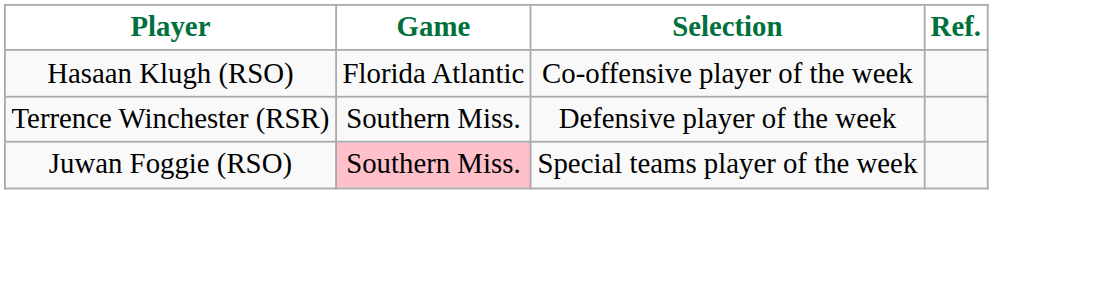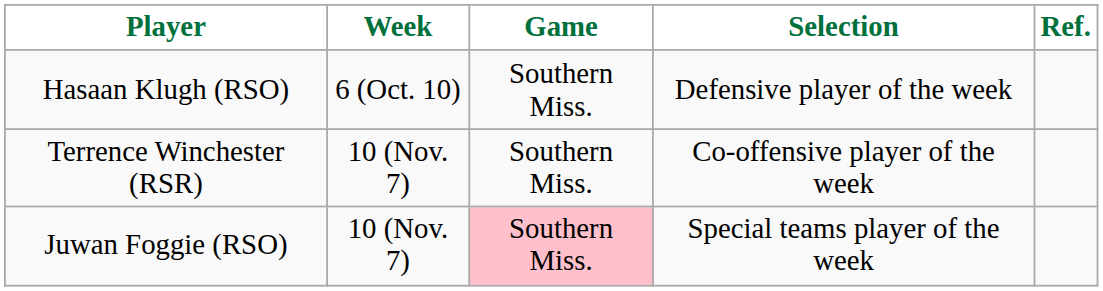+ column: (398, 27)
(433, 73) Florida Atlantic -> (561, 89) Southern Miss.
(727, 73) Co-offensive player of the week -> (844, 89) Defensive player of the week
(727, 118) Defensive player of the week -> (844, 167) Co-offensive player of the week
